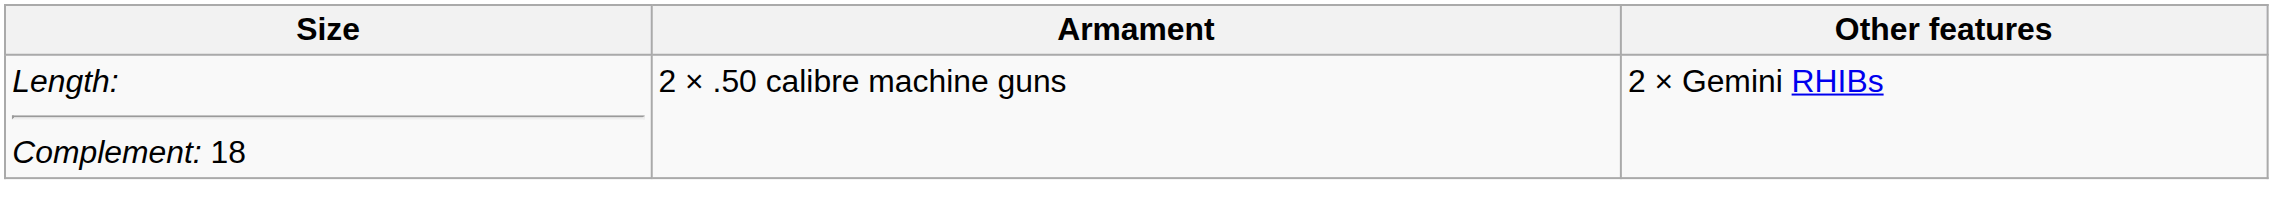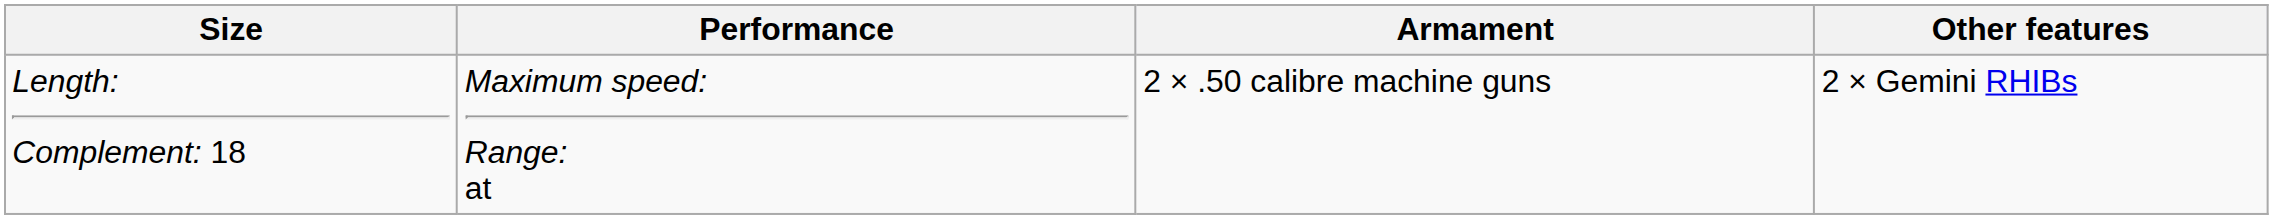+ column: (797, 29)
